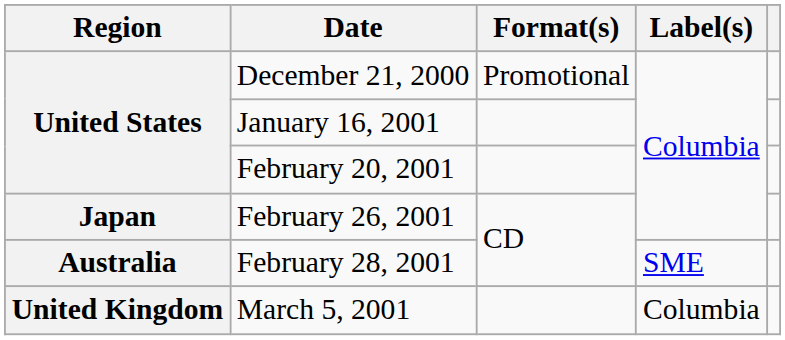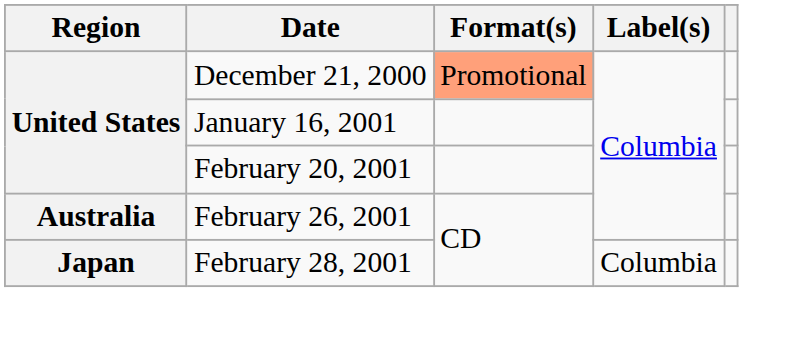(556, 74) no background -> (513, 74) lightsalmon background
(117, 215) Japan -> (96, 215) Australia
(117, 262) Australia -> (96, 262) Japan
(673, 262) SME -> (659, 262) Columbia
- row: (323, 309)
